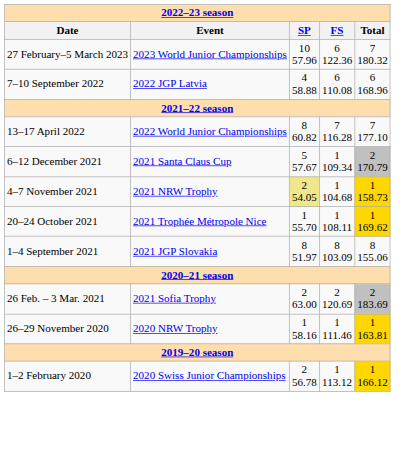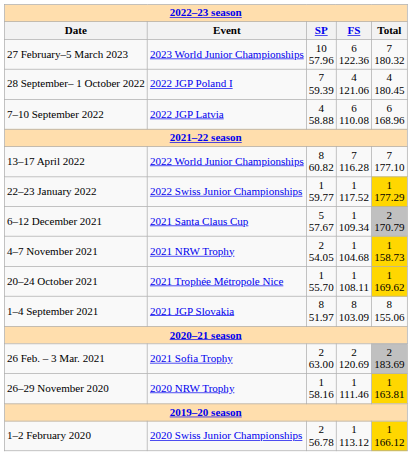+ row: (76, 84)
+ row: (52, 191)
(304, 191) khaki background -> (321, 251) no background
